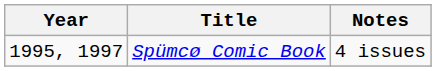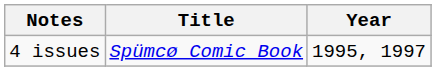columns swapped: (66, 20) <-> (380, 20)
